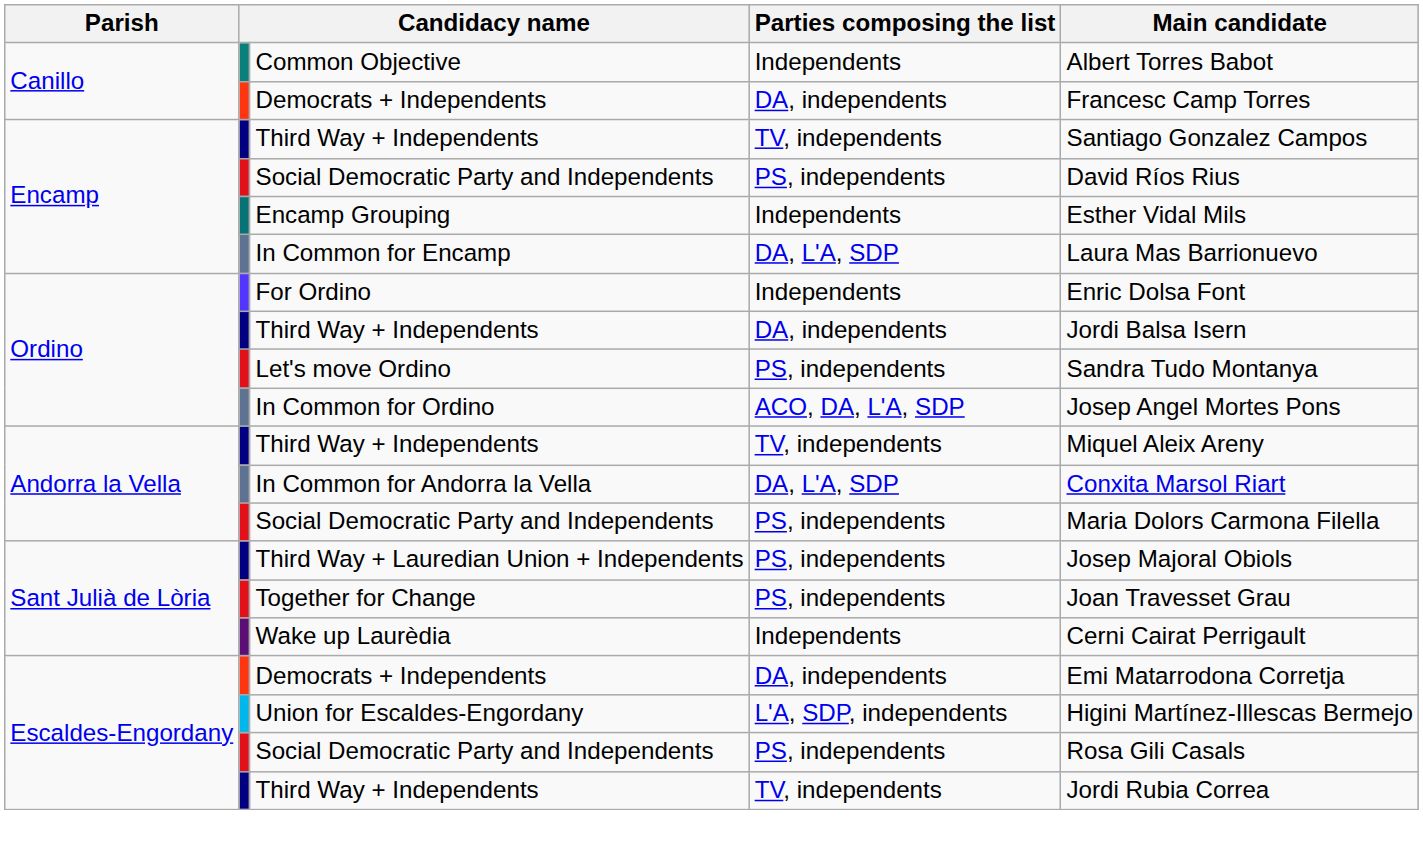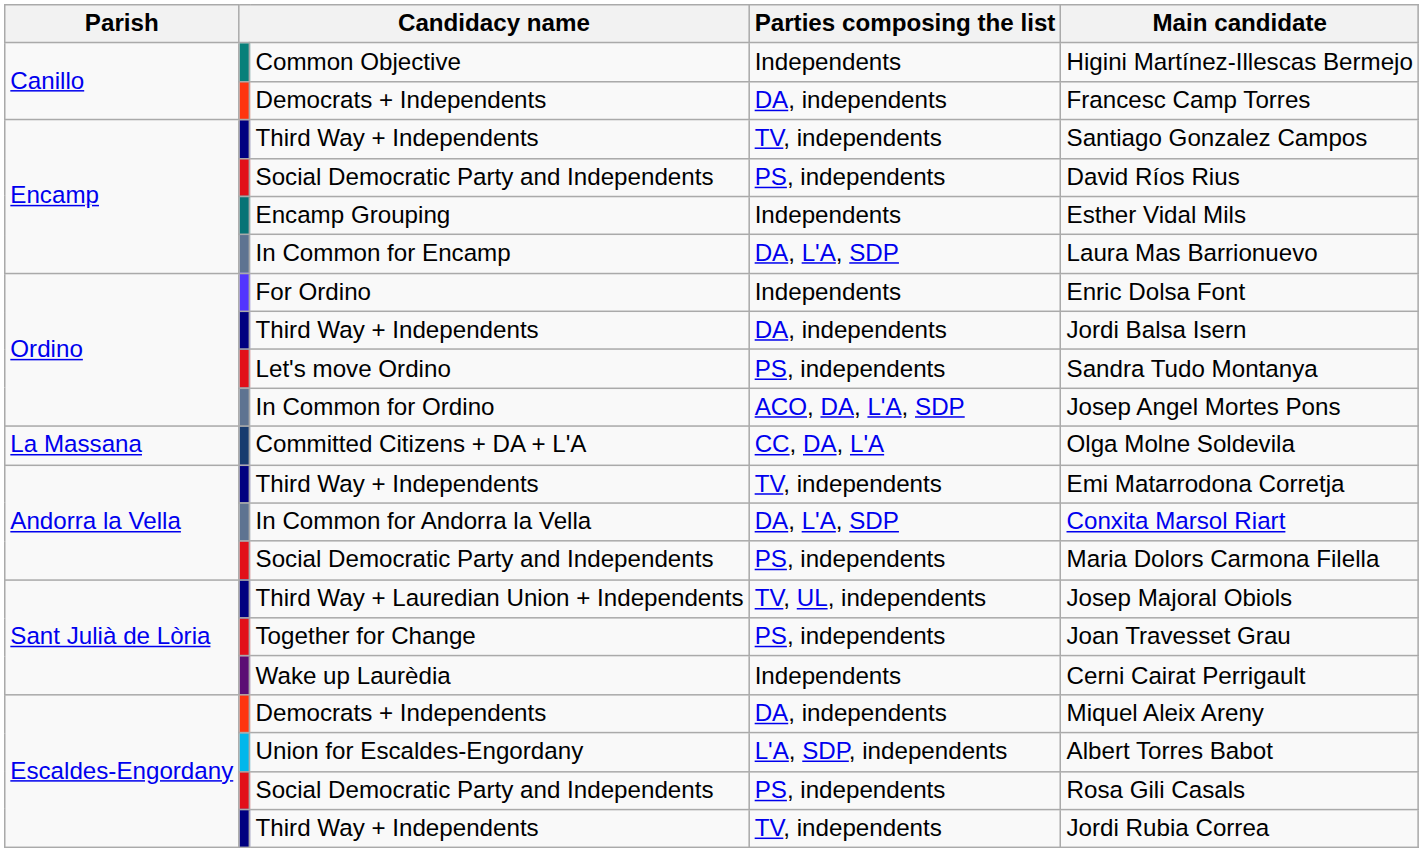(1170, 61) Albert Torres Babot -> (1240, 61) Higini Martínez-Illescas Bermejo
+ row: (76, 445)
(1165, 445) Miquel Aleix Areny -> (1205, 483) Emi Matarrodona Corretja
(850, 560) PS, independents -> (870, 598) TV, UL, independents
(1205, 675) Emi Matarrodona Corretja -> (1165, 713) Miquel Aleix Areny
(1240, 713) Higini Martínez-Illescas Bermejo -> (1170, 751) Albert Torres Babot
